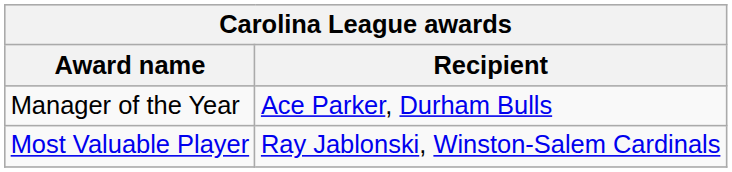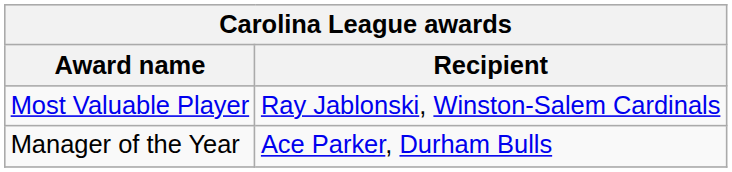rows swapped: (130, 145) <-> (125, 105)
